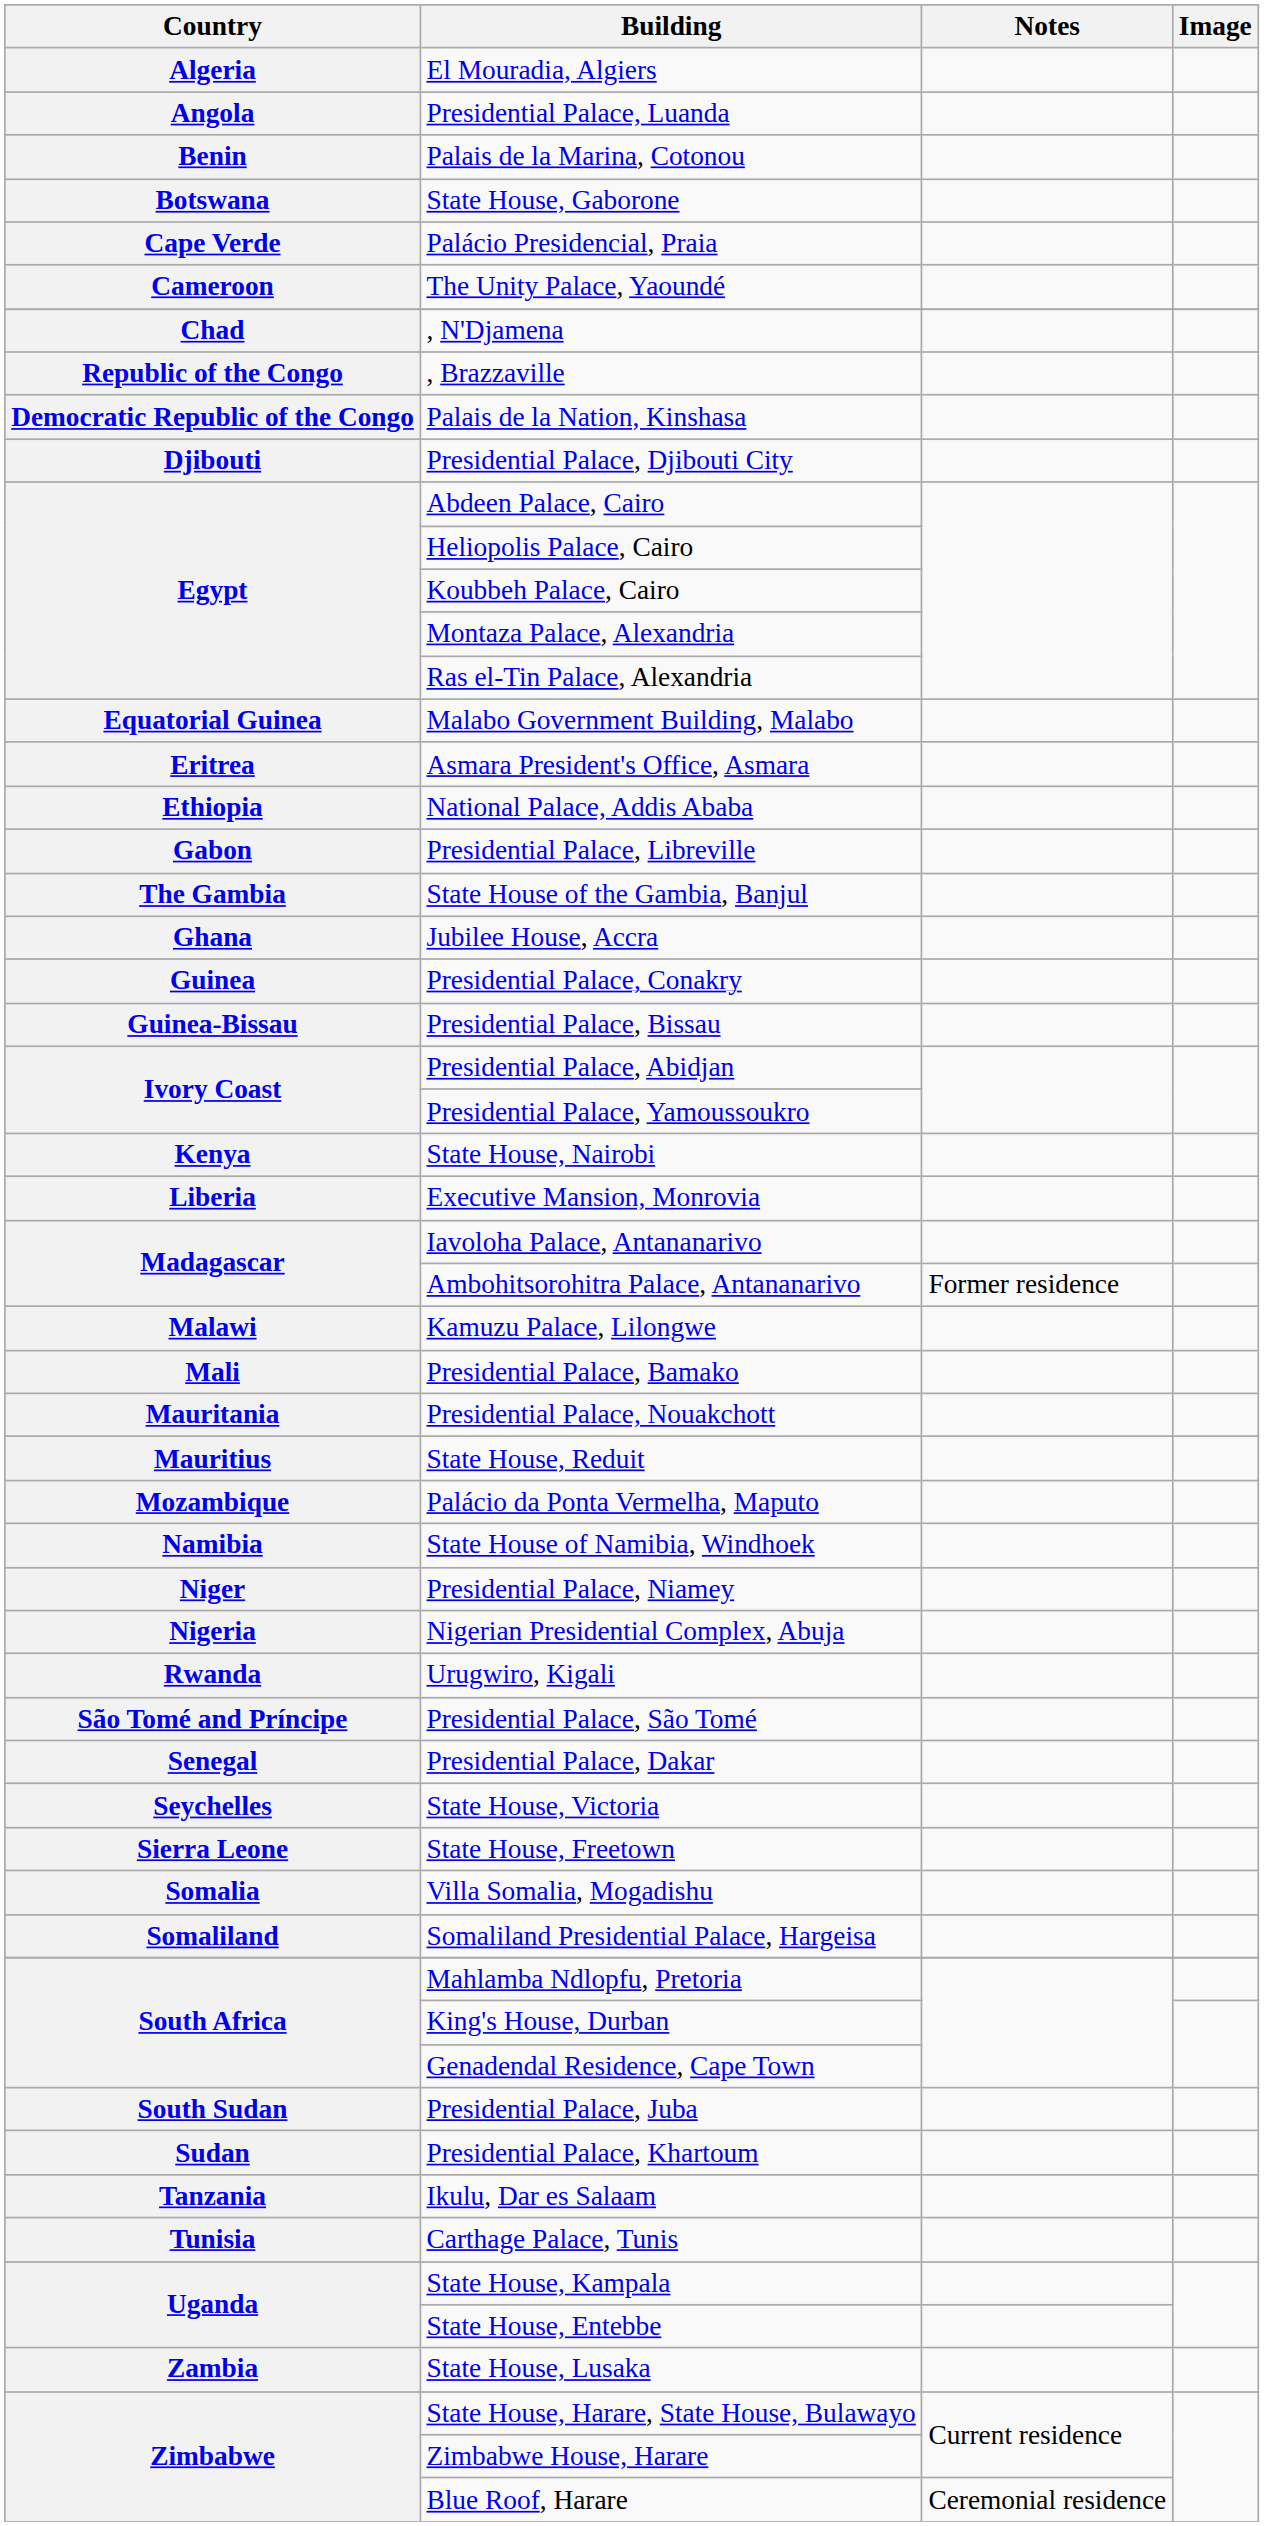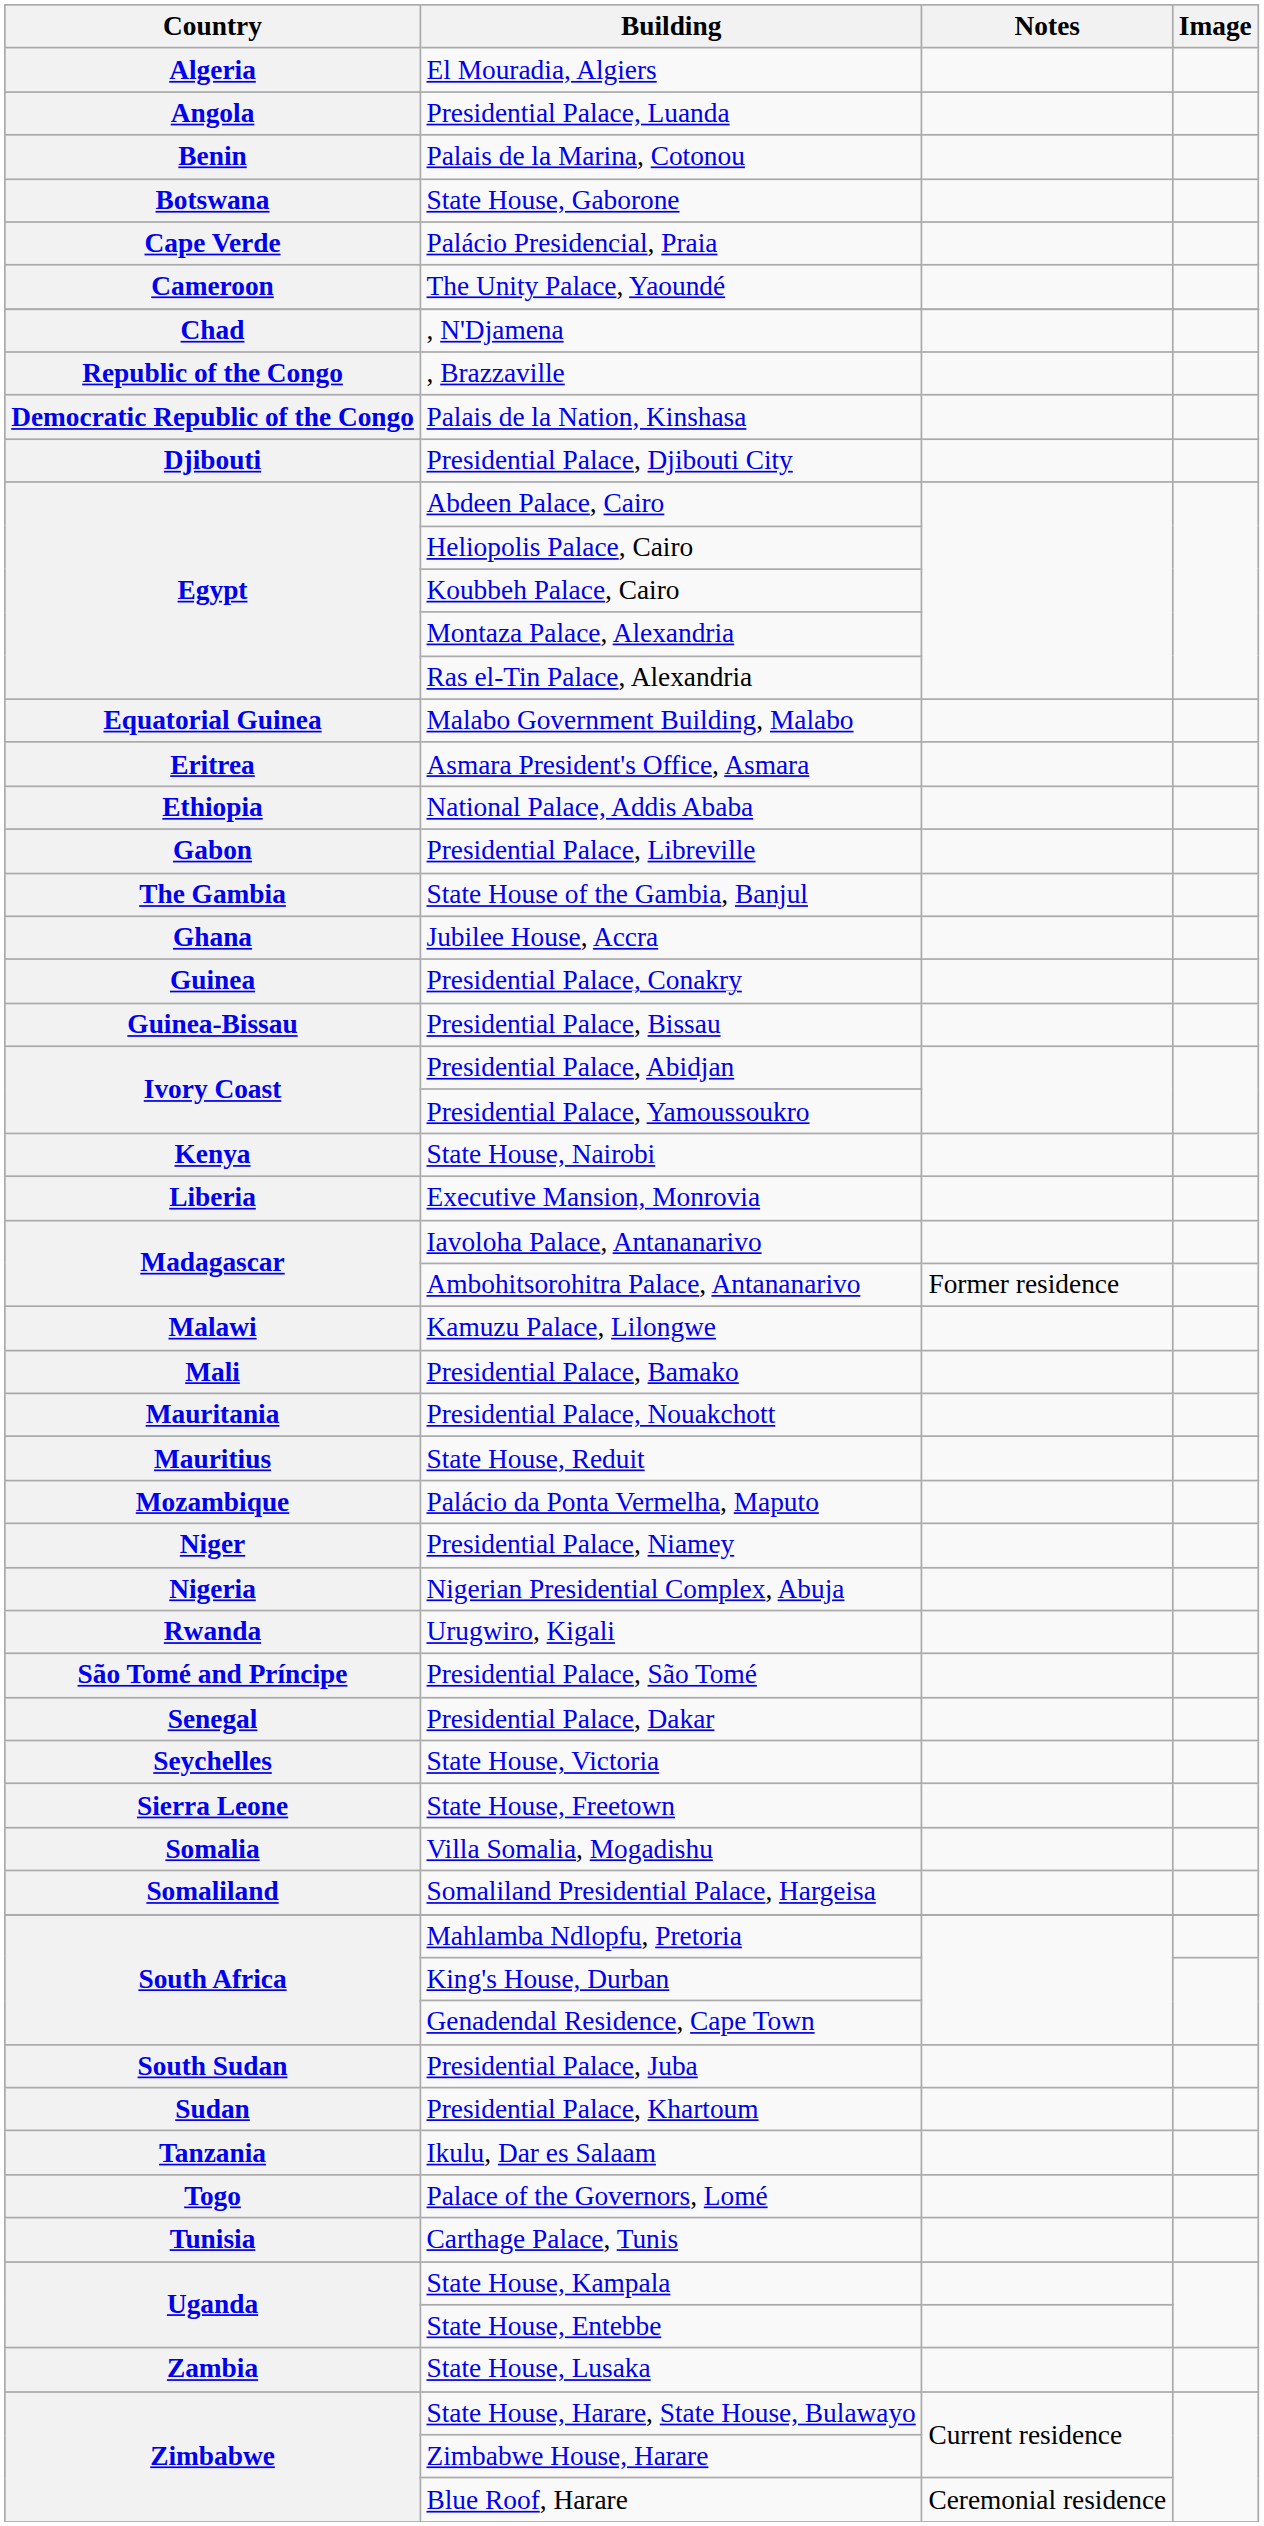- row: (621, 1544)
+ row: (597, 2195)
